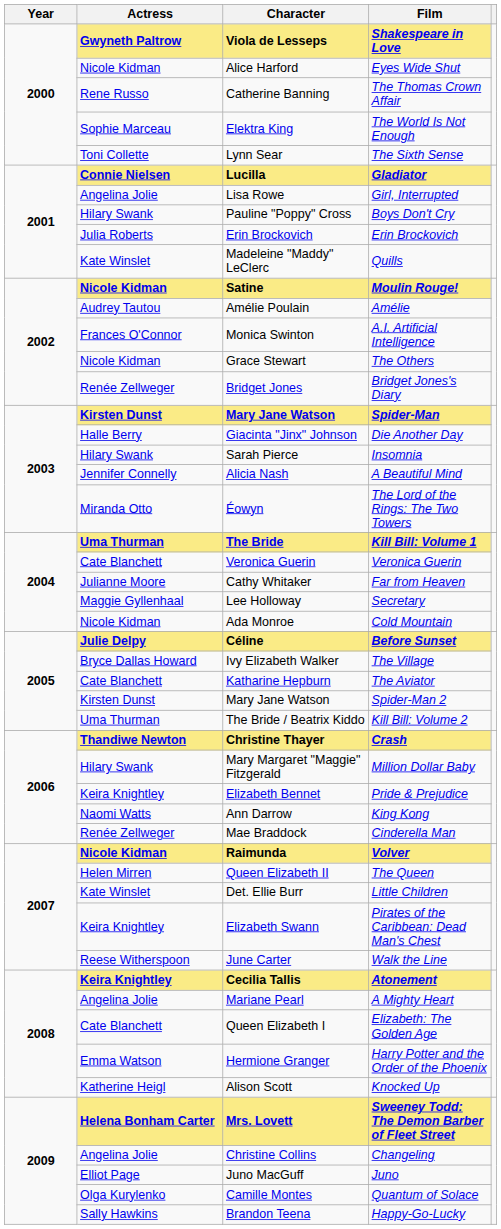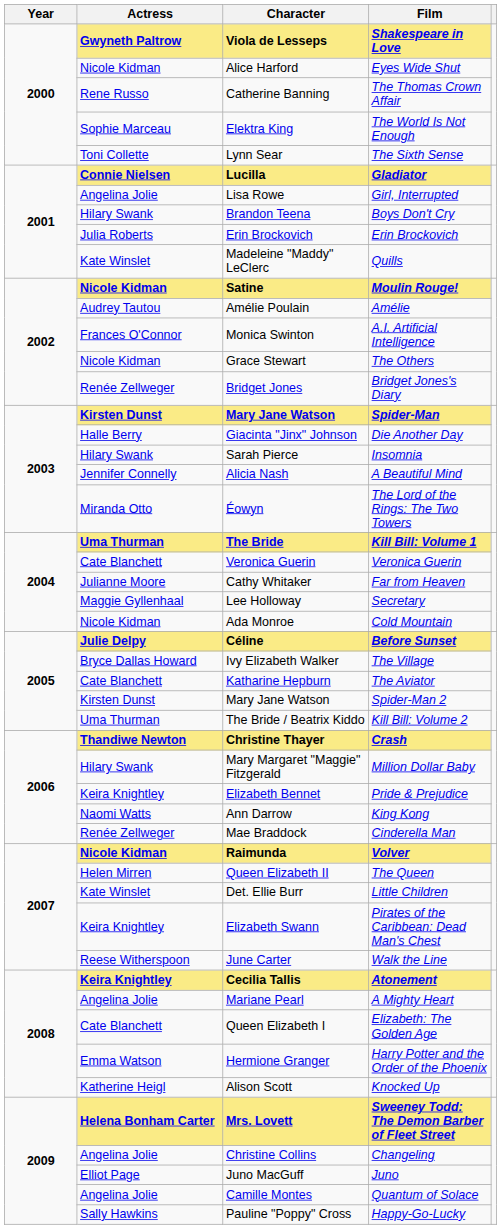(289, 214) Pauline "Poppy" Cross -> (268, 214) Brandon Teena
(123, 1194) Olga Kurylenko -> (119, 1194) Angelina Jolie
(268, 1214) Brandon Teena -> (289, 1214) Pauline "Poppy" Cross
